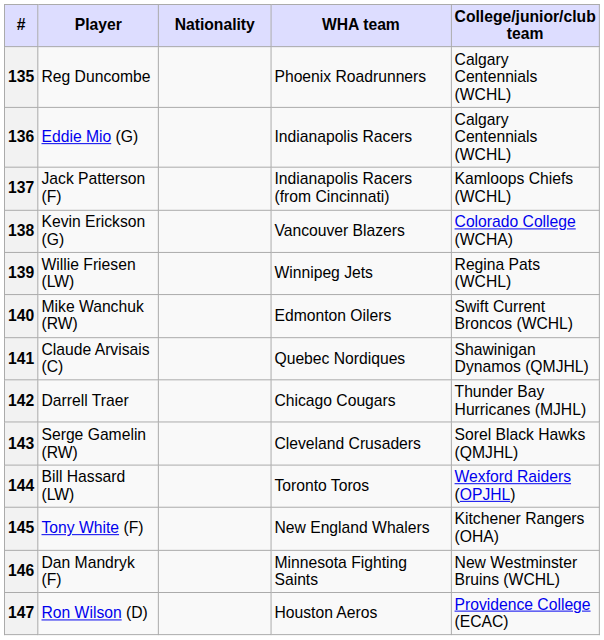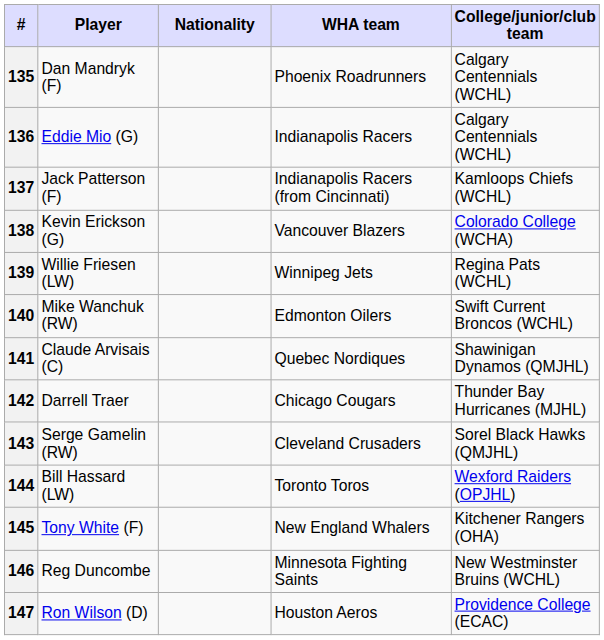(96, 77) Reg Duncombe -> (88, 77) Dan Mandryk (F)
(88, 571) Dan Mandryk (F) -> (96, 571) Reg Duncombe
